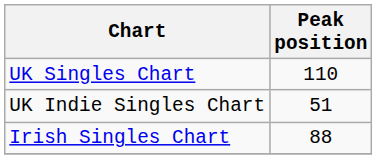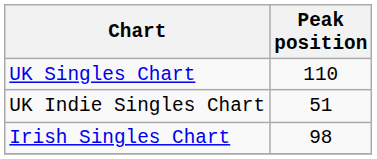(321, 138) 88 -> (321, 138) 98
